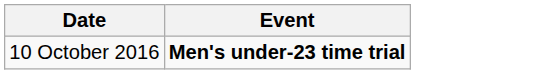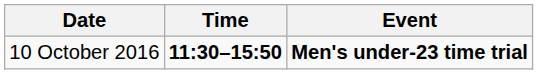+ column: (225, 20)
